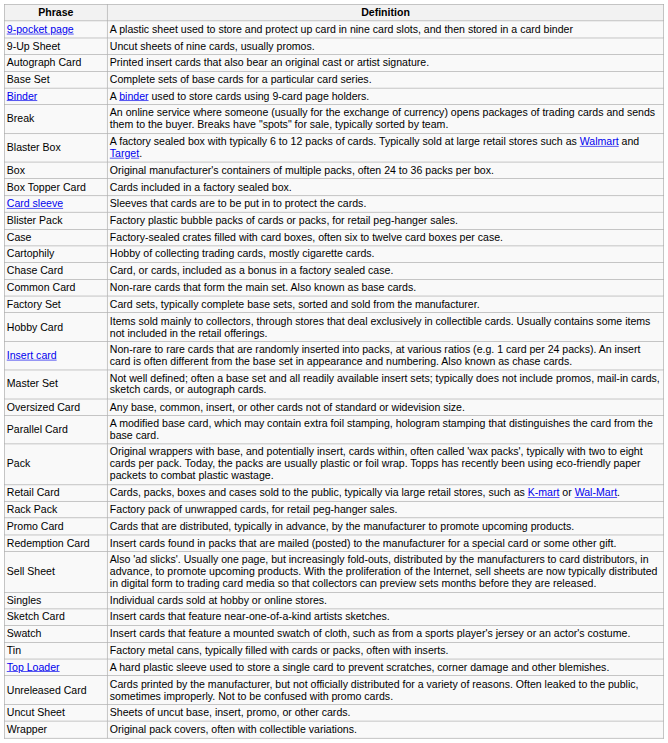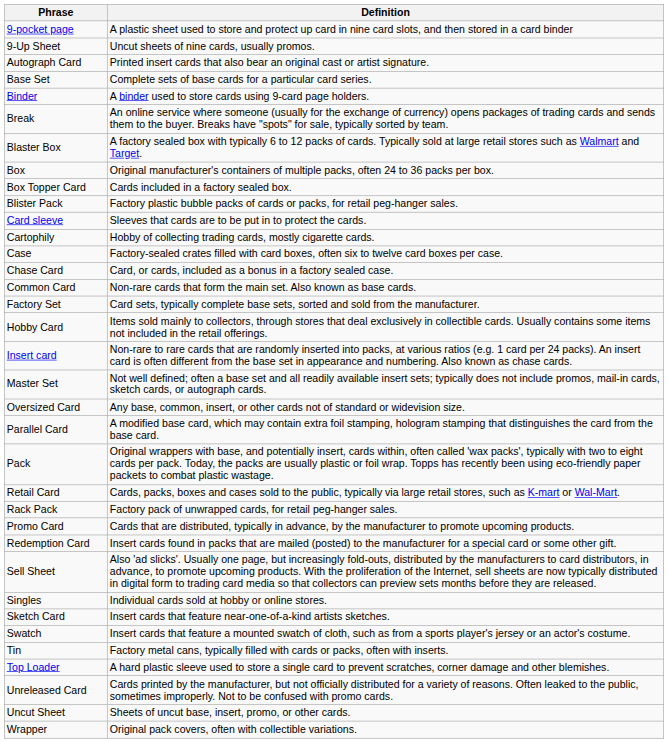rows swapped: (35, 220) <-> (35, 204)
rows swapped: (31, 254) <-> (19, 237)
